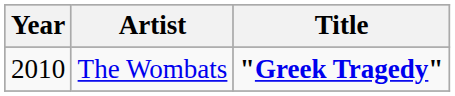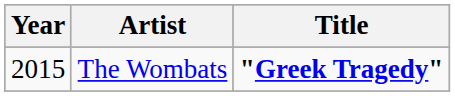(38, 68) 2010 -> (38, 68) 2015
